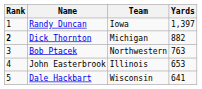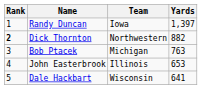(129, 37) Michigan -> (138, 37) Northwestern
(138, 51) Northwestern -> (129, 51) Michigan
